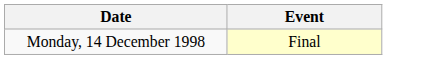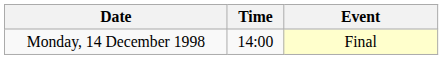+ column: (255, 16)
